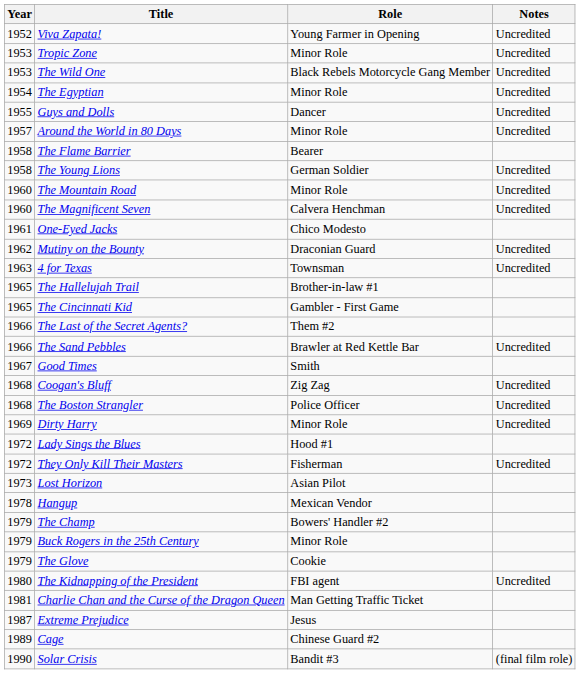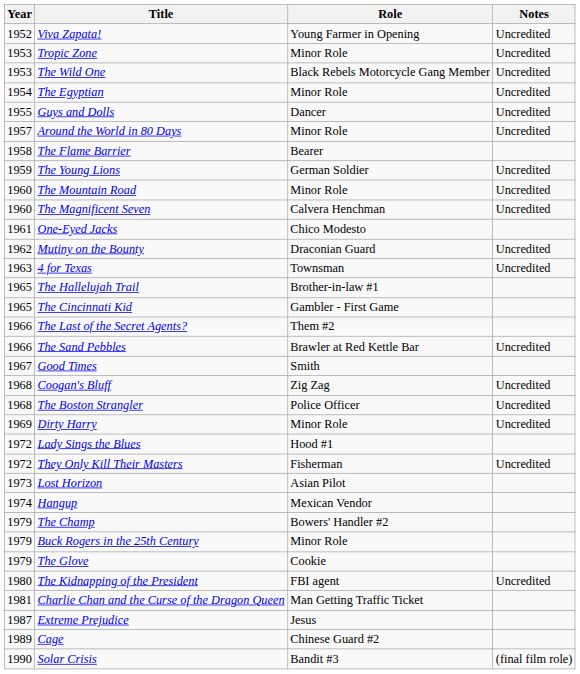(20, 170) 1958 -> (20, 170) 1959
(20, 502) 1978 -> (20, 502) 1974
